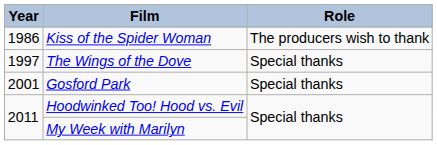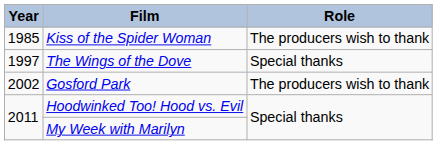(24, 39) 1986 -> (24, 39) 1985
(24, 84) 2001 -> (24, 84) 2002
(296, 84) Special thanks -> (340, 84) The producers wish to thank
